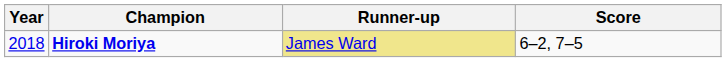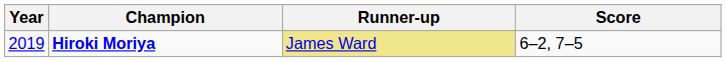(26, 44) 2018 -> (26, 44) 2019
